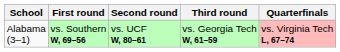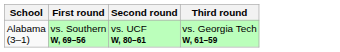- column: (297, 13)
